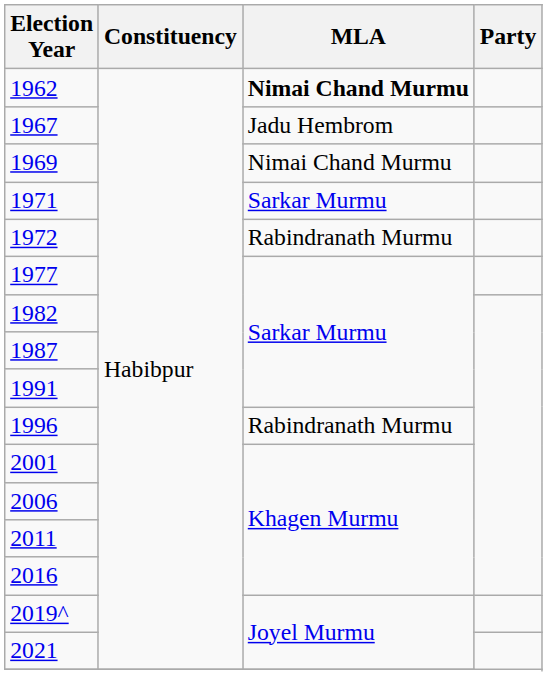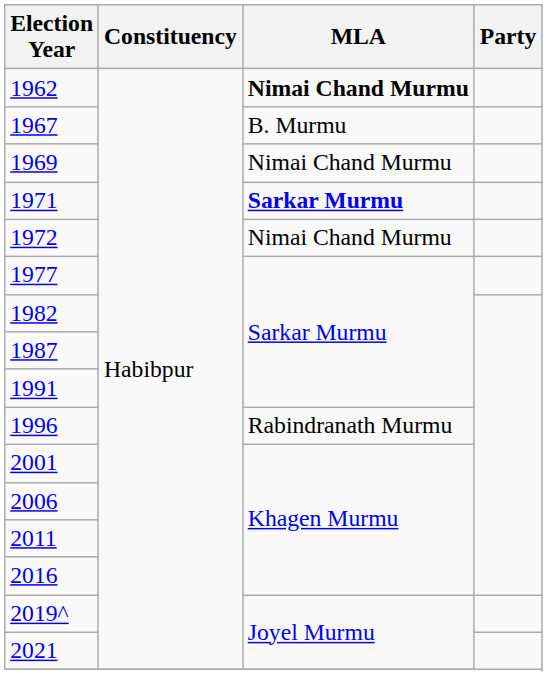(320, 125) Jadu Hembrom -> (297, 125) B. Murmu
(317, 200) normal -> (326, 200) bold
(350, 237) Rabindranath Murmu -> (350, 237) Nimai Chand Murmu
